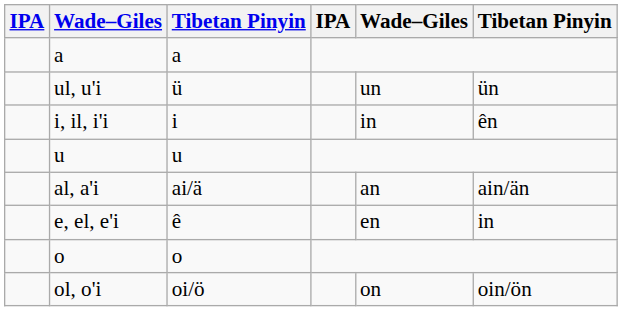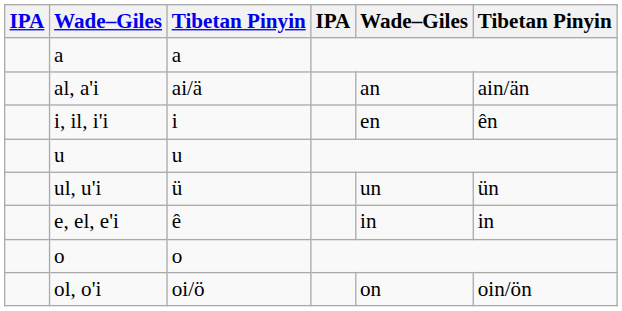rows swapped: (77, 188) <-> (78, 88)
(368, 121) in -> (370, 121) en
(370, 222) en -> (368, 222) in
